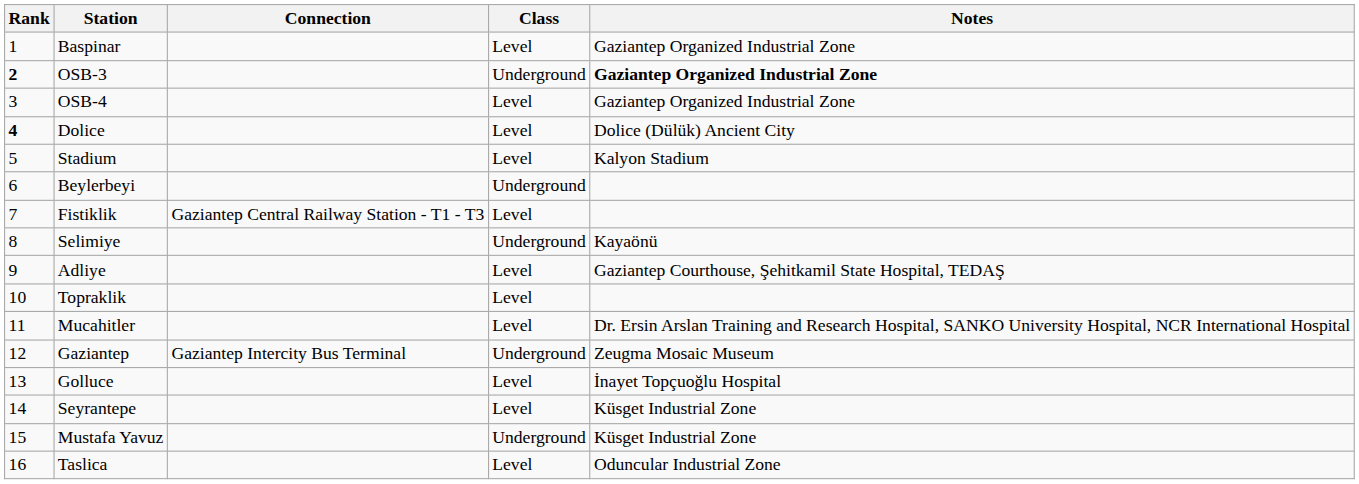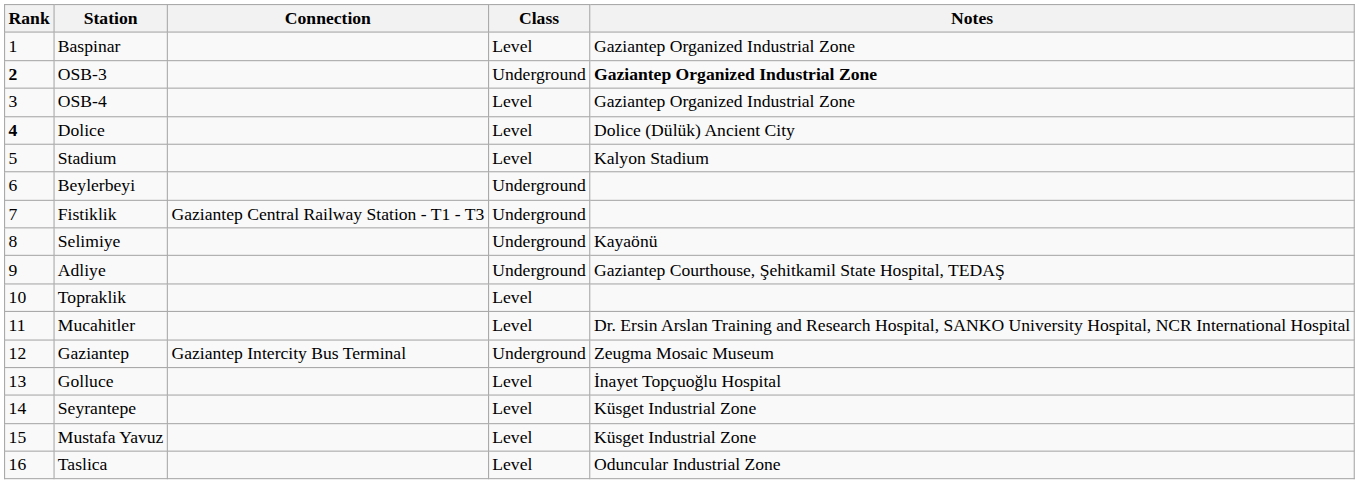(512, 213) Level -> (539, 213) Underground
(512, 269) Level -> (539, 269) Underground
(539, 437) Underground -> (512, 437) Level
